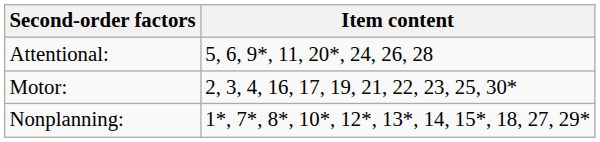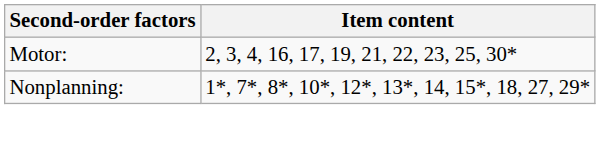- row: (59, 53)
